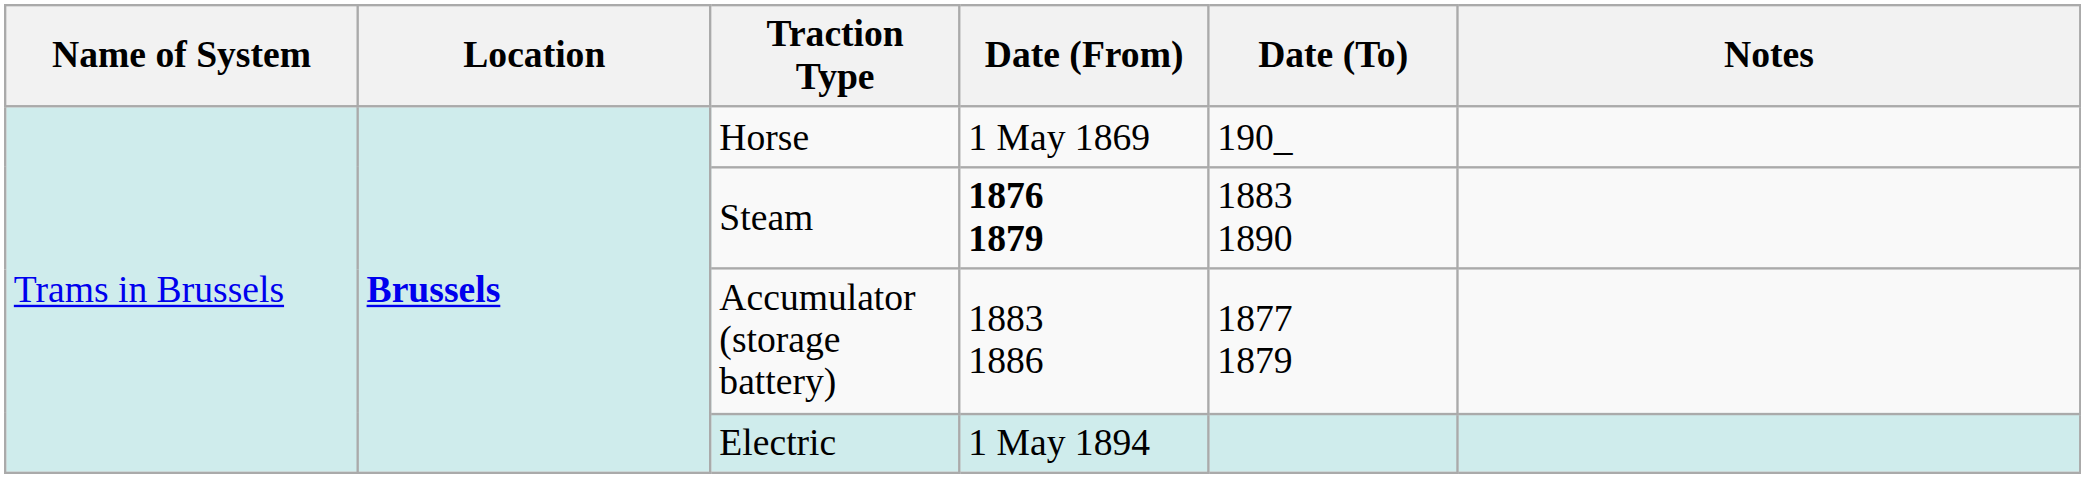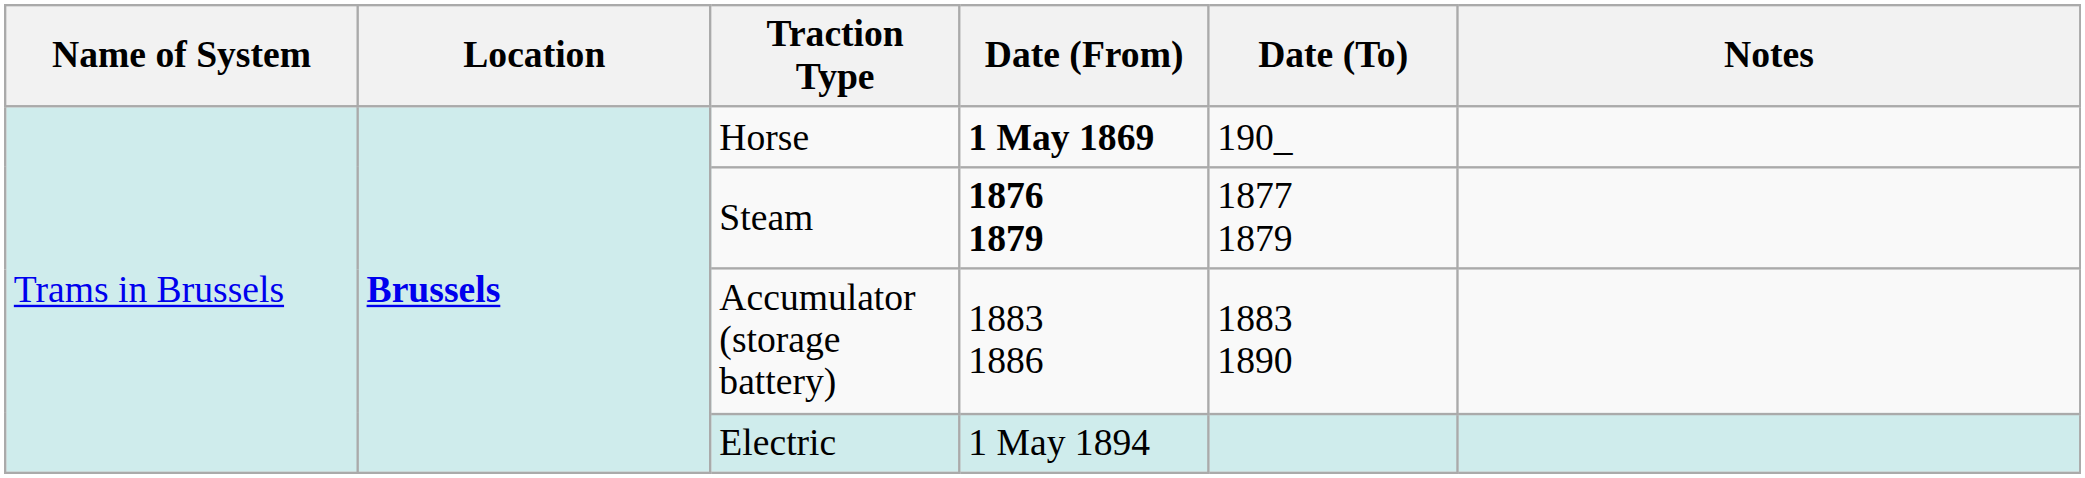(1059, 136) normal -> (1061, 136) bold
(1255, 217) 1883 1890 -> (1255, 217) 1877 1879
(1255, 340) 1877 1879 -> (1255, 340) 1883 1890
